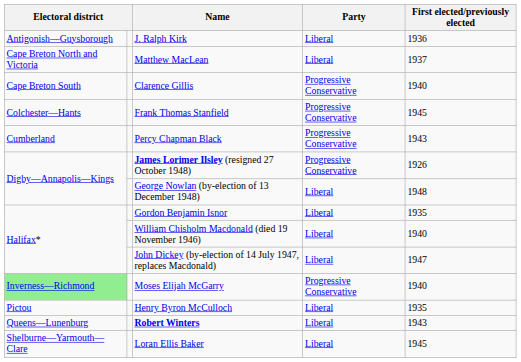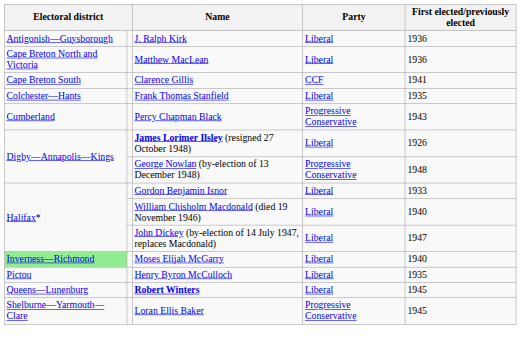(417, 59) 1937 -> (417, 59) 1936
(331, 86) Progressive Conservative -> (314, 80) CCF
(417, 86) 1940 -> (417, 80) 1941
(331, 112) Progressive Conservative -> (319, 96) Liberal
(417, 112) 1945 -> (417, 96) 1935
(331, 165) Progressive Conservative -> (319, 143) Liberal
(319, 191) Liberal -> (331, 170) Progressive Conservative
(417, 212) 1935 -> (417, 190) 1933
(331, 286) Progressive Conservative -> (319, 259) Liberal
(417, 323) 1943 -> (417, 290) 1945
(319, 344) Liberal -> (331, 311) Progressive Conservative
